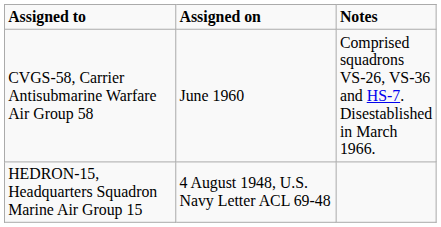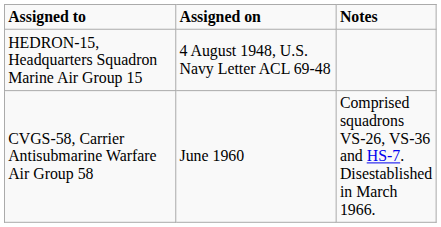rows swapped: (83, 192) <-> (82, 95)
